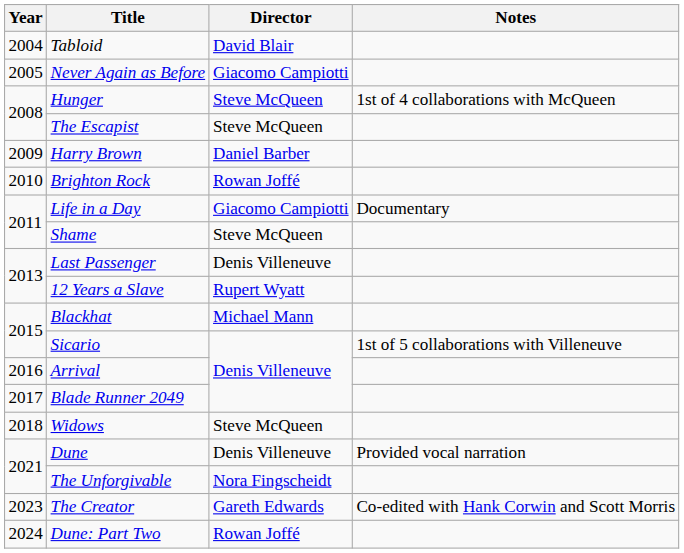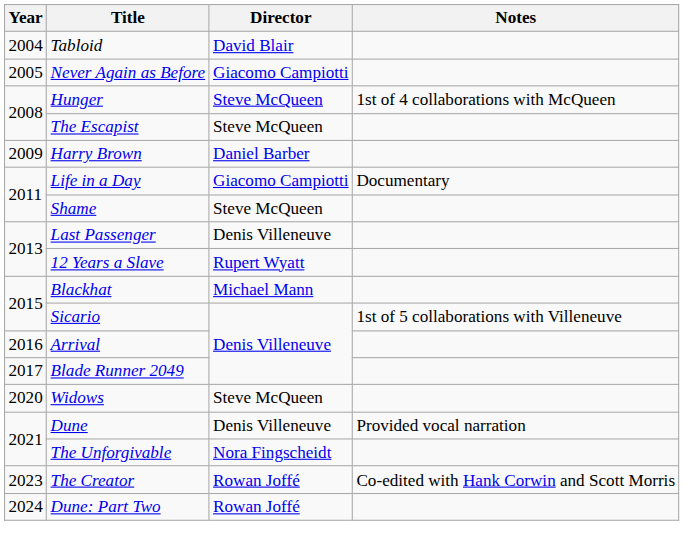- row: (100, 180)
(26, 425) 2018 -> (26, 398) 2020
(268, 506) Gareth Edwards -> (256, 479) Rowan Joffé
